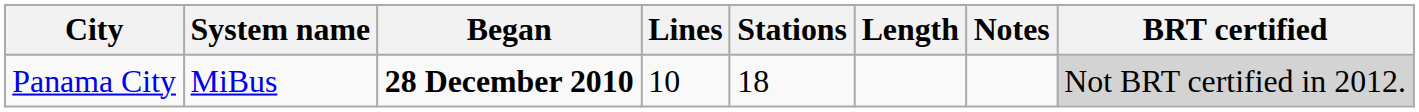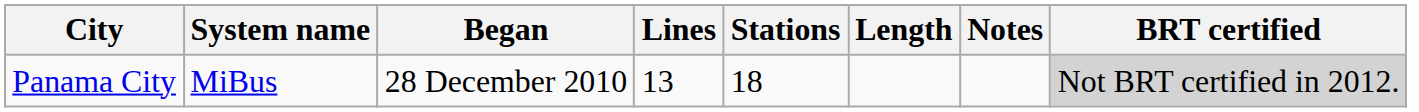(509, 80) bold -> (506, 80) normal
(664, 80) 10 -> (658, 80) 13
